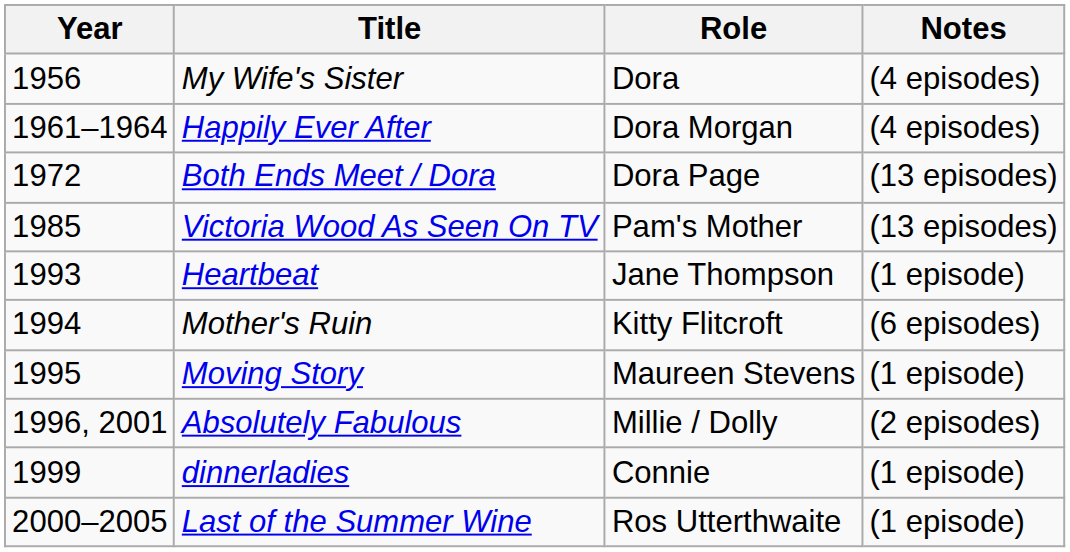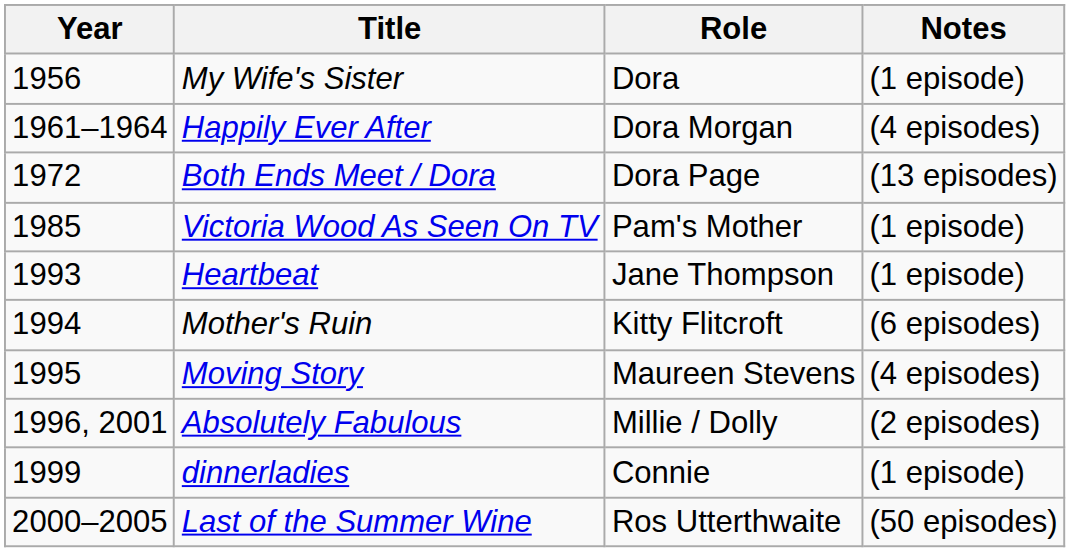(955, 78) (4 episodes) -> (947, 78) (1 episode)
(964, 226) (13 episodes) -> (947, 226) (1 episode)
(947, 373) (1 episode) -> (955, 373) (4 episodes)
(947, 521) (1 episode) -> (964, 521) (50 episodes)
